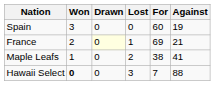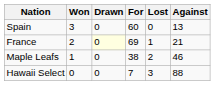columns swapped: (138, 12) <-> (160, 12)
(178, 27) 19 -> (178, 27) 13
(178, 57) 41 -> (178, 57) 46
(72, 73) bold -> (72, 73) normal
